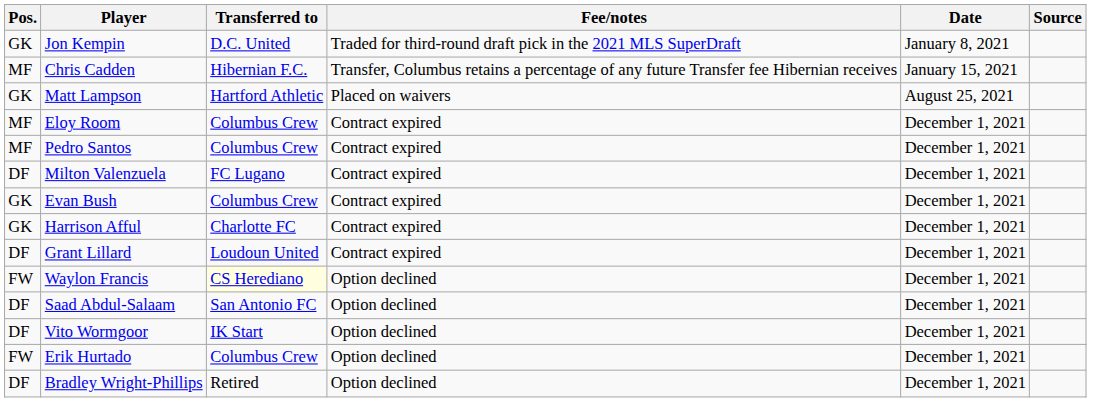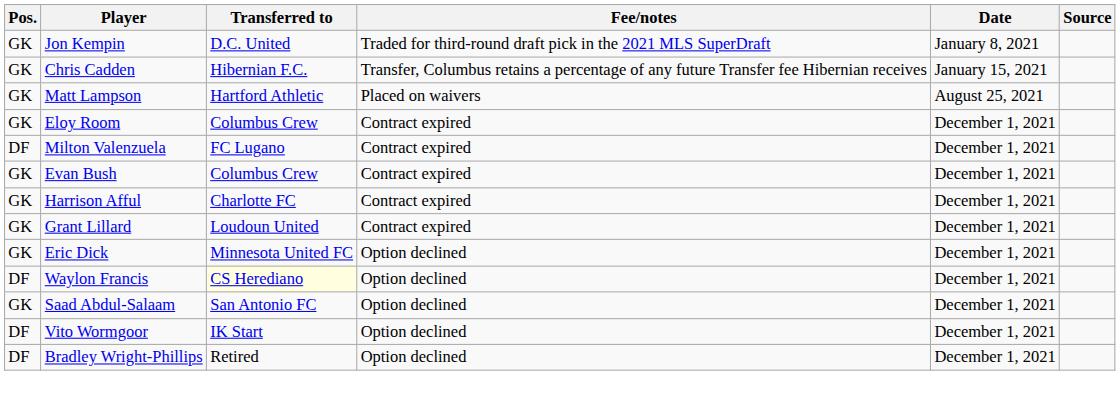(20, 69) MF -> (20, 69) GK
(20, 122) MF -> (20, 122) GK
- row: (88, 148)
(19, 252) DF -> (20, 226) GK
+ row: (77, 252)
(21, 278) FW -> (19, 278) DF
(19, 305) DF -> (20, 305) GK
- row: (88, 357)
